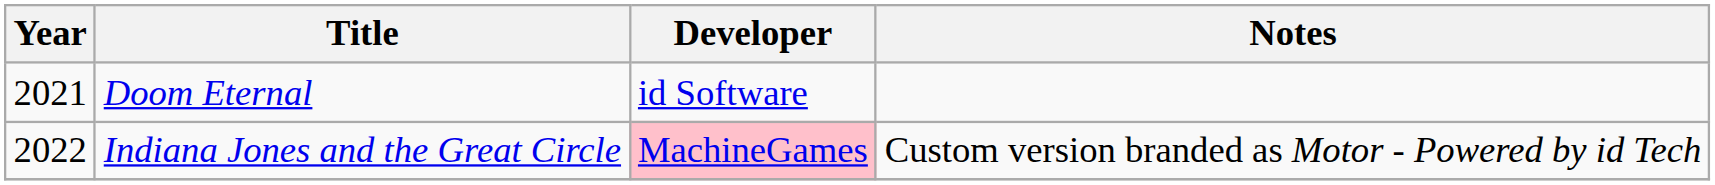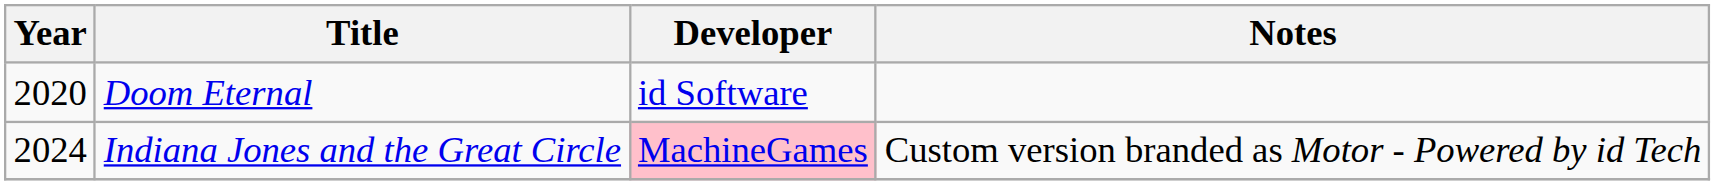(50, 91) 2021 -> (50, 91) 2020
(50, 149) 2022 -> (50, 149) 2024
